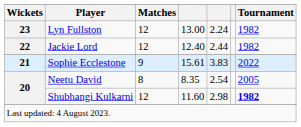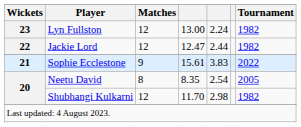(193, 46) 12.40 -> (193, 46) 12.47
(193, 96) 11.60 -> (193, 96) 11.70
(248, 96) bold -> (248, 96) normal
